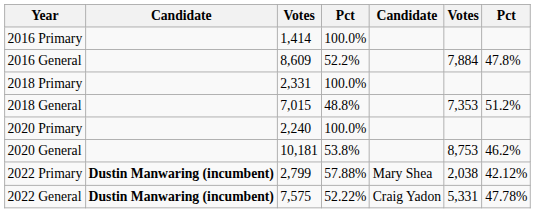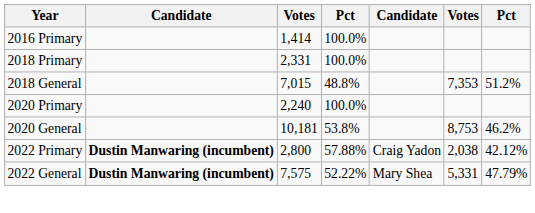- row: (44, 60)
(296, 173) 2,799 -> (296, 151) 2,800
(403, 173) Mary Shea -> (407, 151) Craig Yadon
(407, 196) Craig Yadon -> (403, 173) Mary Shea
(506, 196) 47.78% -> (506, 173) 47.79%
